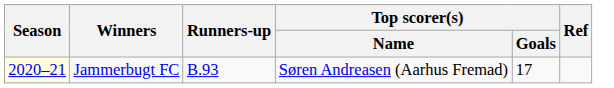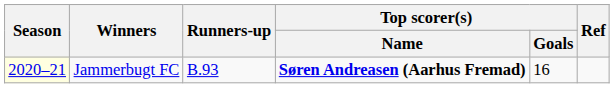(393, 69) normal -> (402, 69) bold
(524, 69) 17 -> (541, 69) 16
